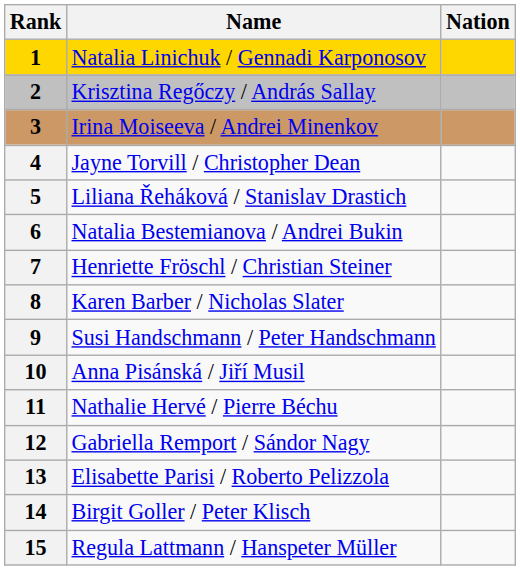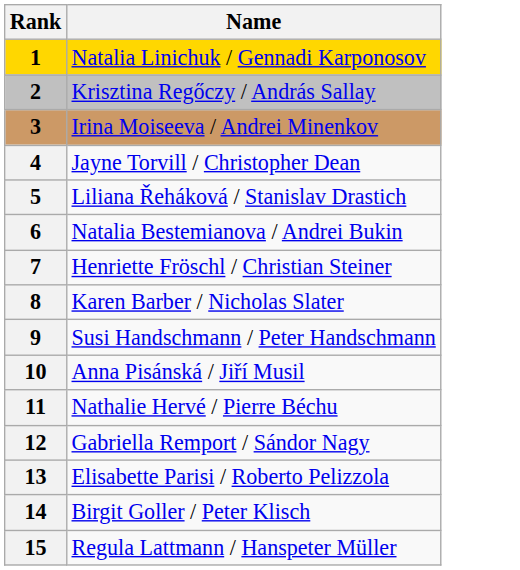- column: (478, 22)
